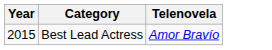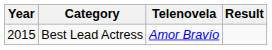+ column: (244, 14)
